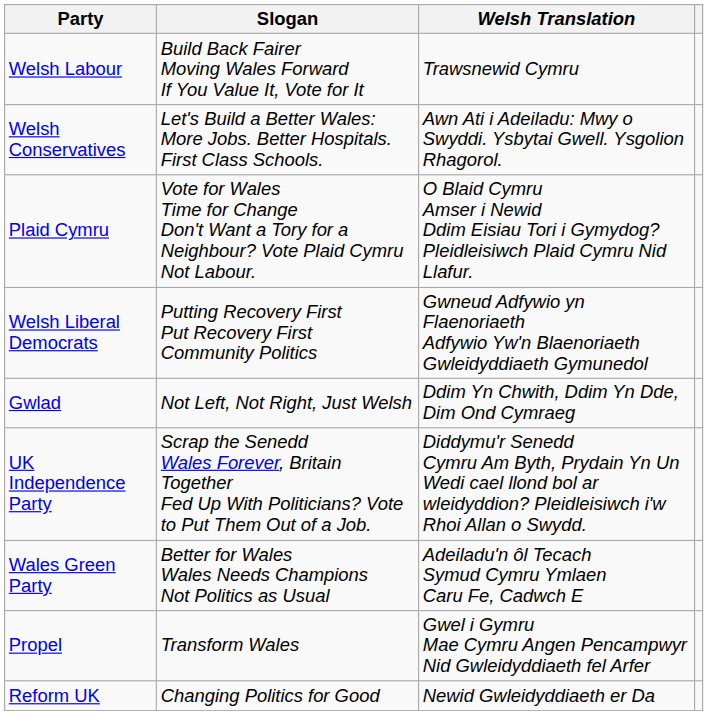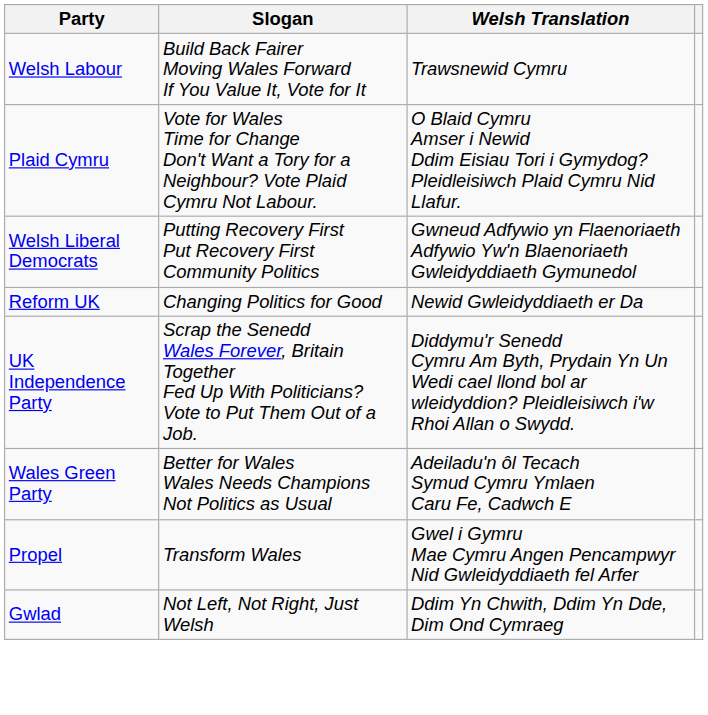- row: (67, 139)
rows swapped: (54, 695) <-> (35, 403)
